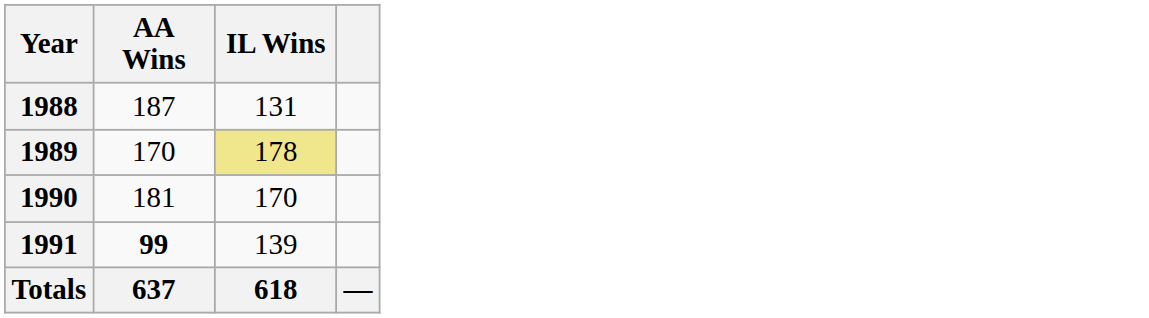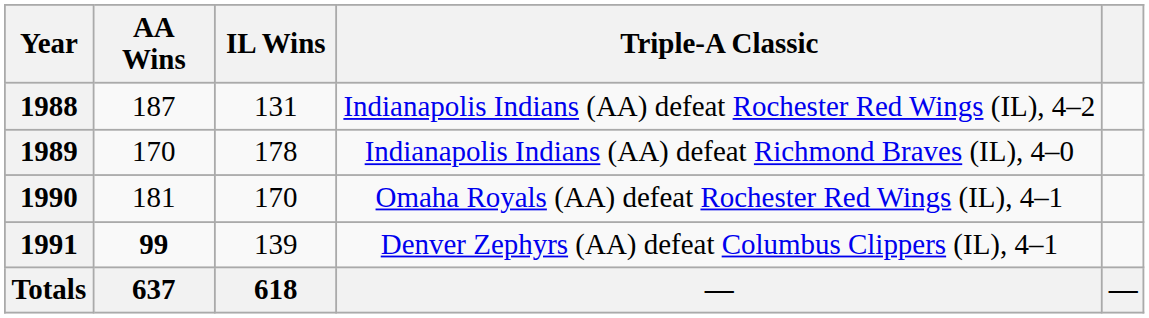+ column: (719, 43)
(276, 151) khaki background -> (276, 151) no background
